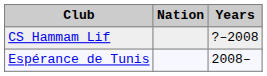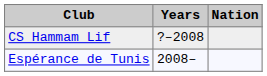columns swapped: (181, 16) <-> (235, 16)
